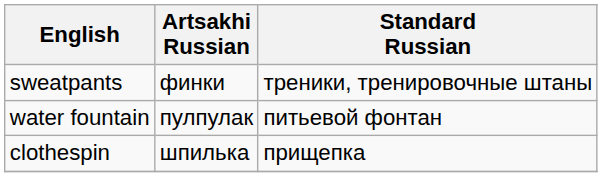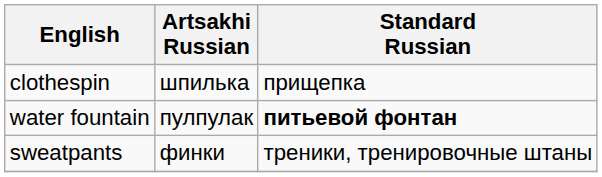rows swapped: (60, 152) <-> (66, 82)
(353, 117) normal -> (360, 117) bold
